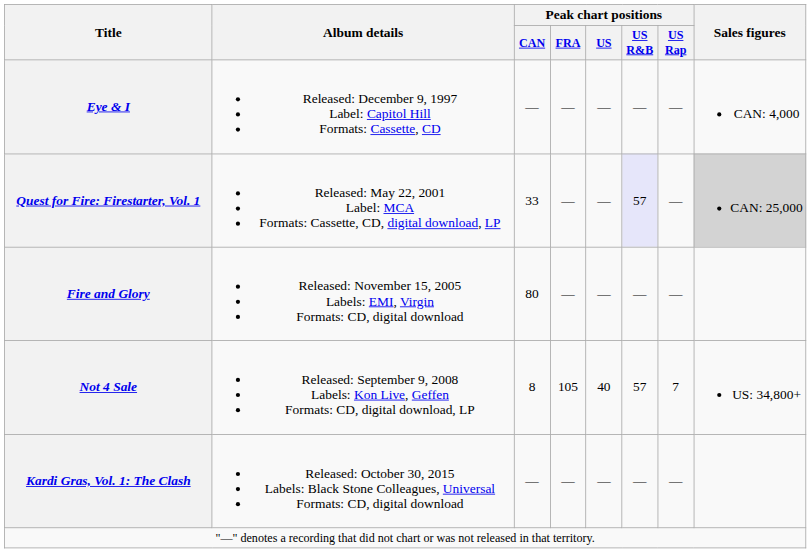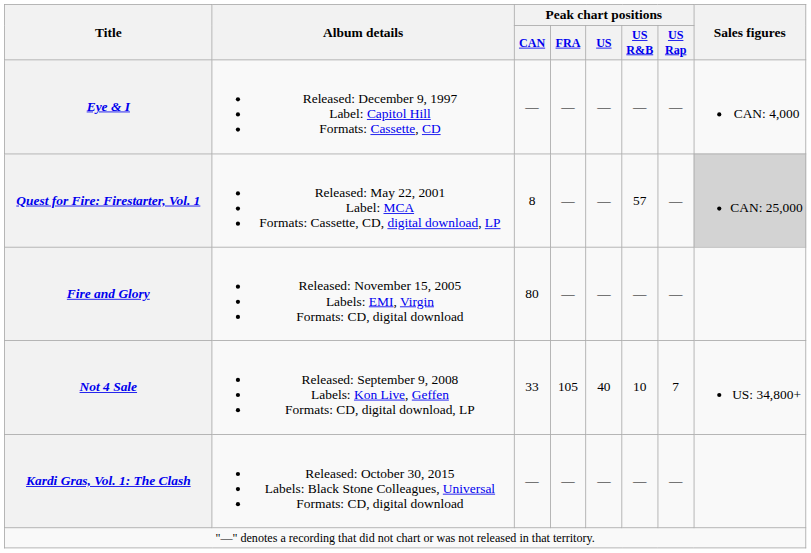(532, 200) 33 -> (532, 200) 8
(640, 200) lavender background -> (640, 200) no background
(532, 387) 8 -> (532, 387) 33
(640, 387) 57 -> (640, 387) 10
